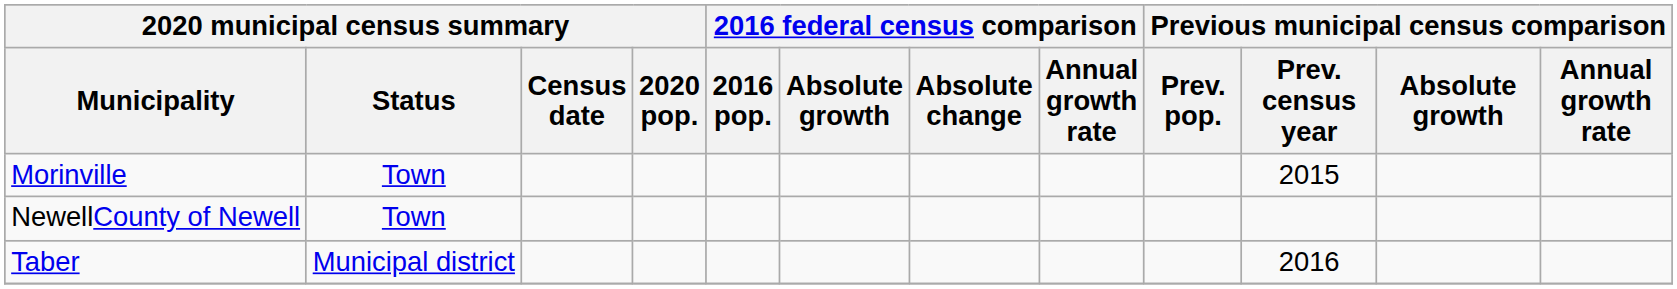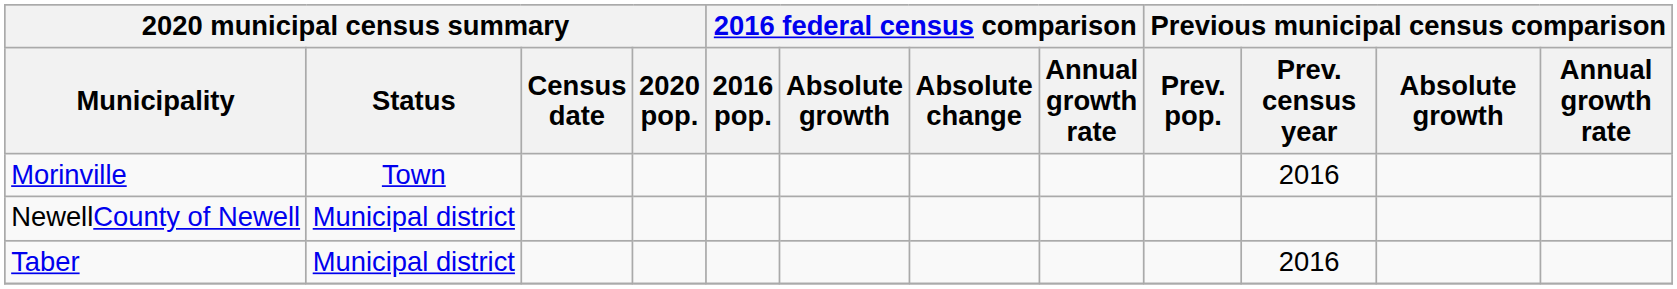(1309, 174) 2015 -> (1309, 174) 2016
(414, 217) Town -> (414, 217) Municipal district
